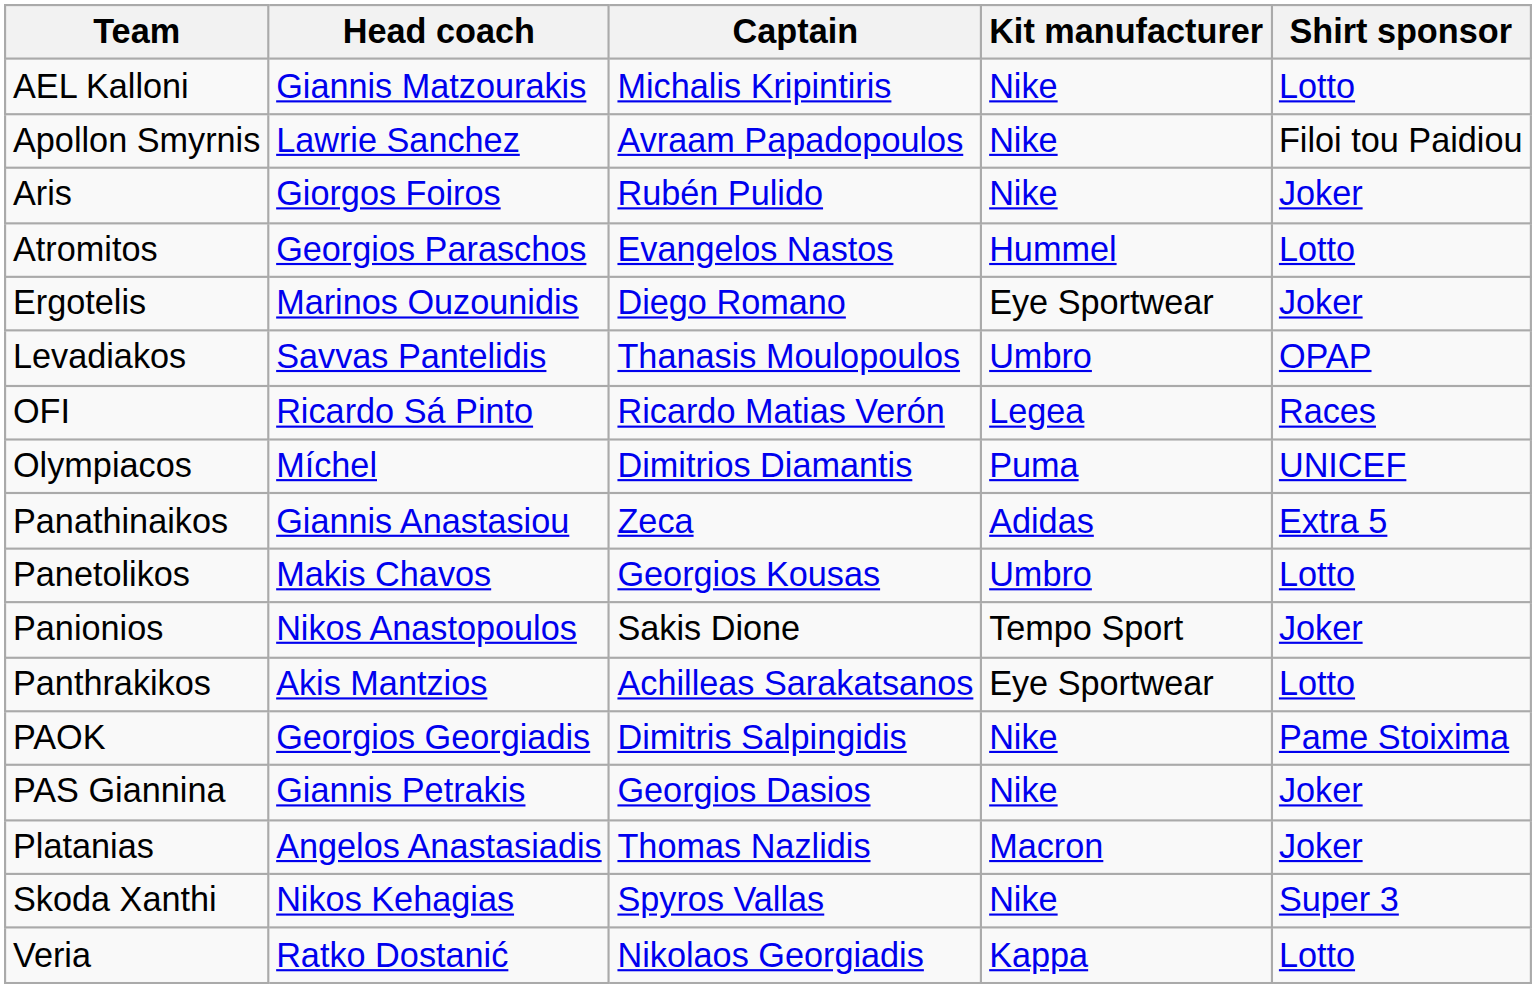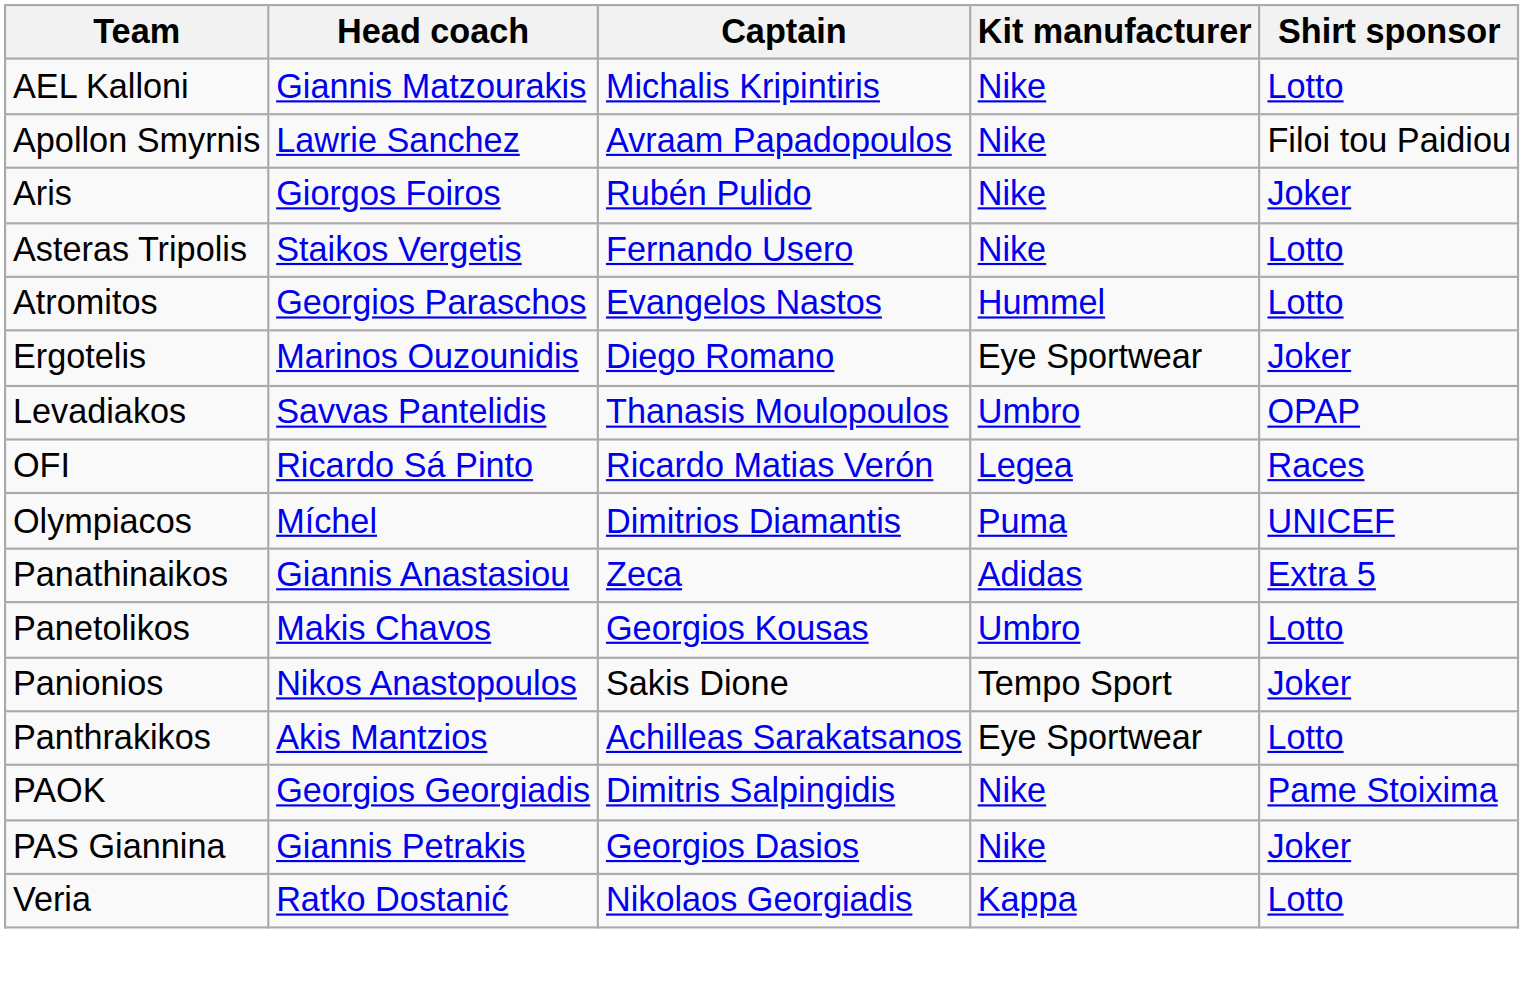+ row: (130, 248)
- row: (83, 846)
- row: (115, 900)
